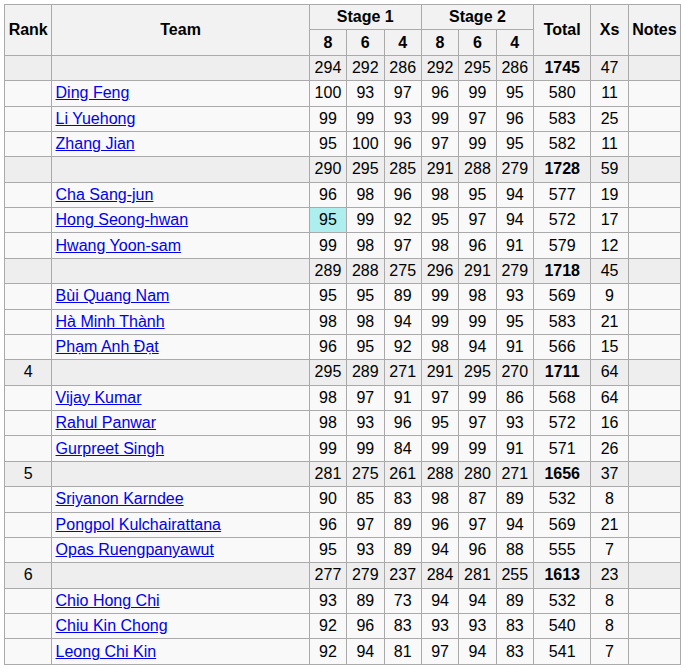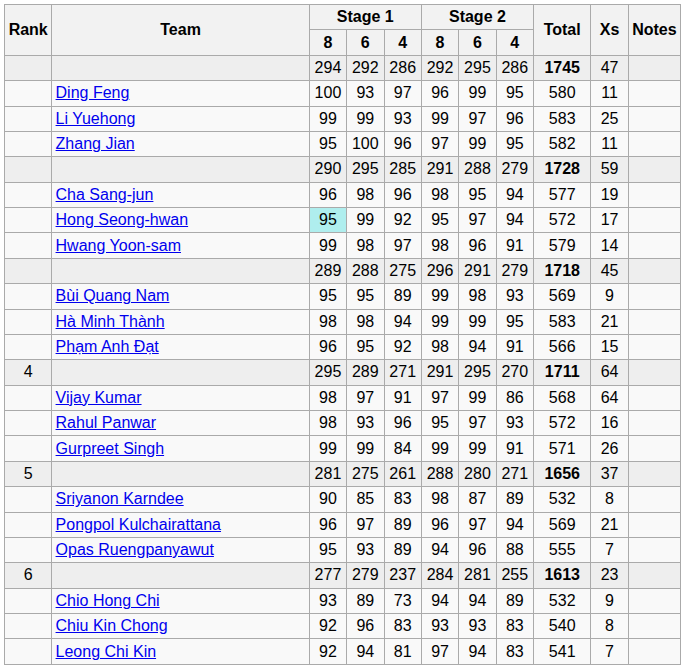(610, 245) 12 -> (610, 245) 14
(610, 600) 8 -> (610, 600) 9
